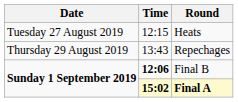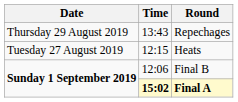rows swapped: (188, 32) <-> (202, 50)
(155, 69) bold -> (155, 69) normal
